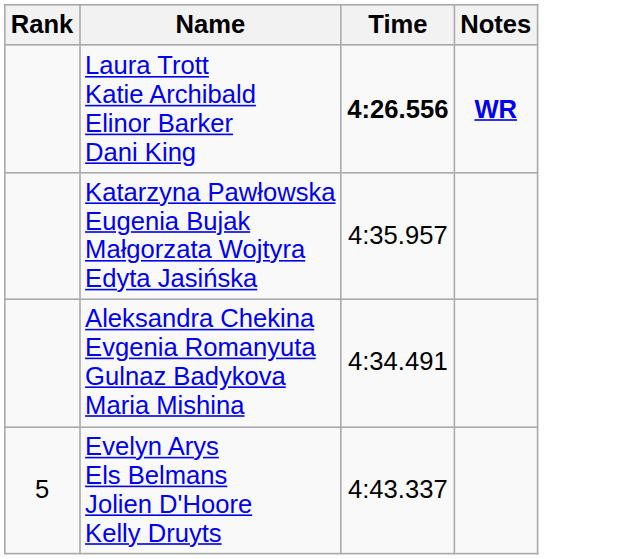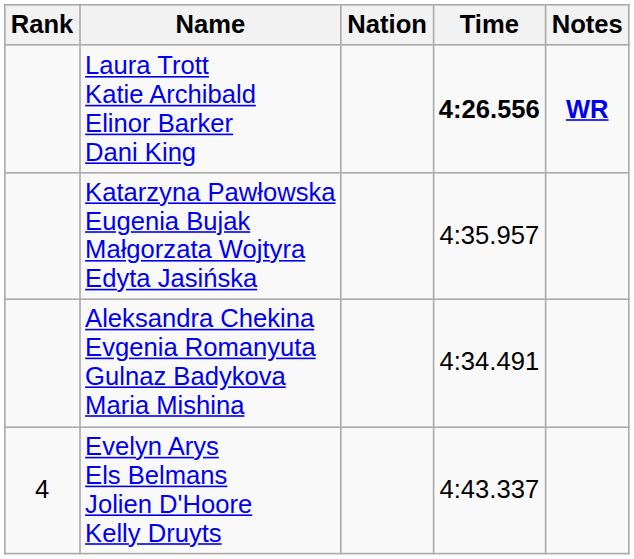+ column: (387, 24)
(42, 489) 5 -> (42, 489) 4
